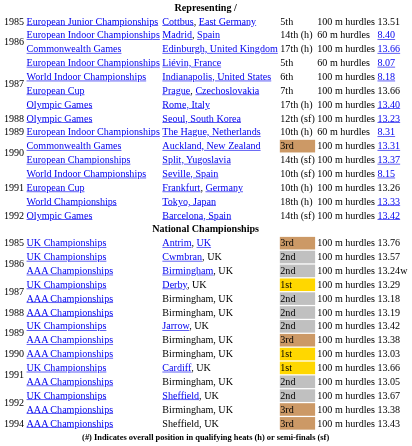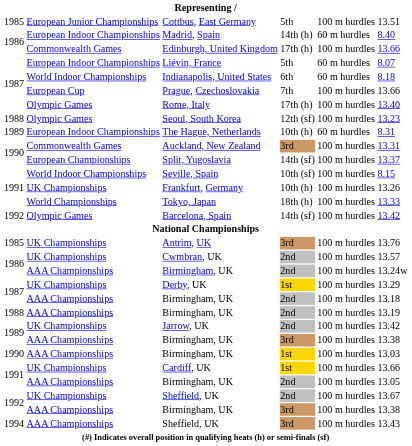(346, 77) 100 m hurdles -> (344, 77) 60 m hurdles
(56, 187) European Cup -> (66, 187) UK Championships
